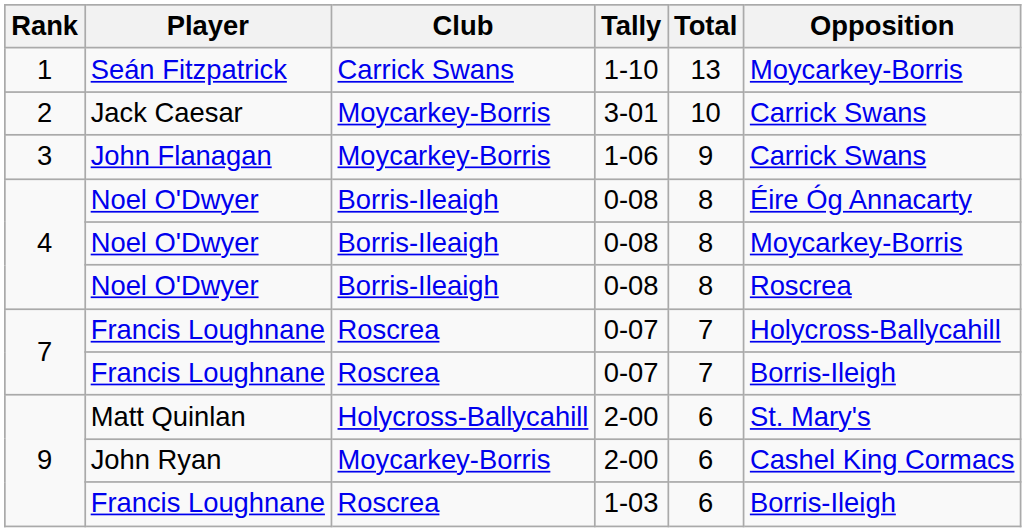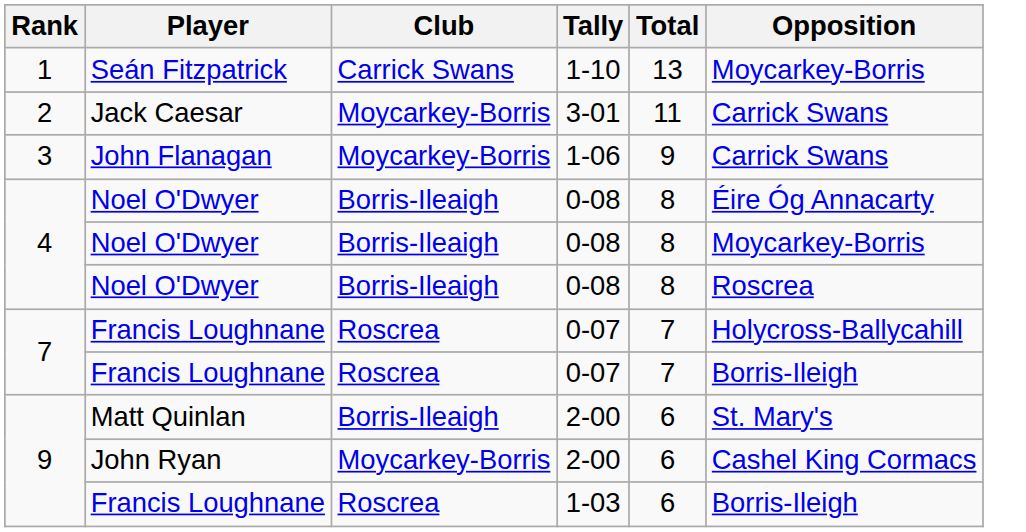(706, 112) 10 -> (668, 112) 11
(463, 416) Holycross-Ballycahill -> (418, 416) Borris-Ileaigh
